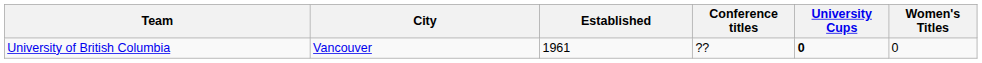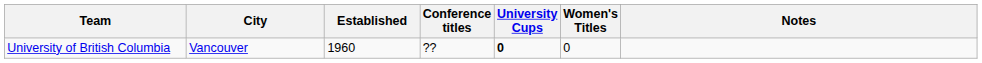+ column: (799, 21)
(556, 48) 1961 -> (341, 48) 1960
